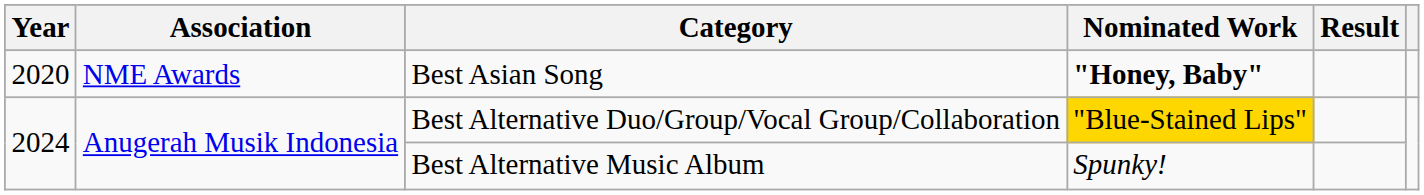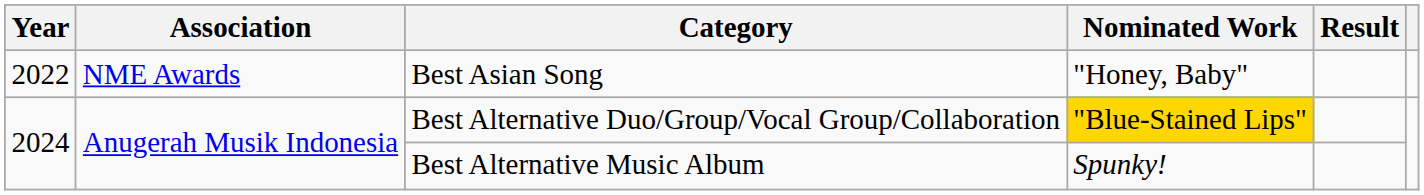(41, 73) 2020 -> (41, 73) 2022
(1168, 73) bold -> (1161, 73) normal
